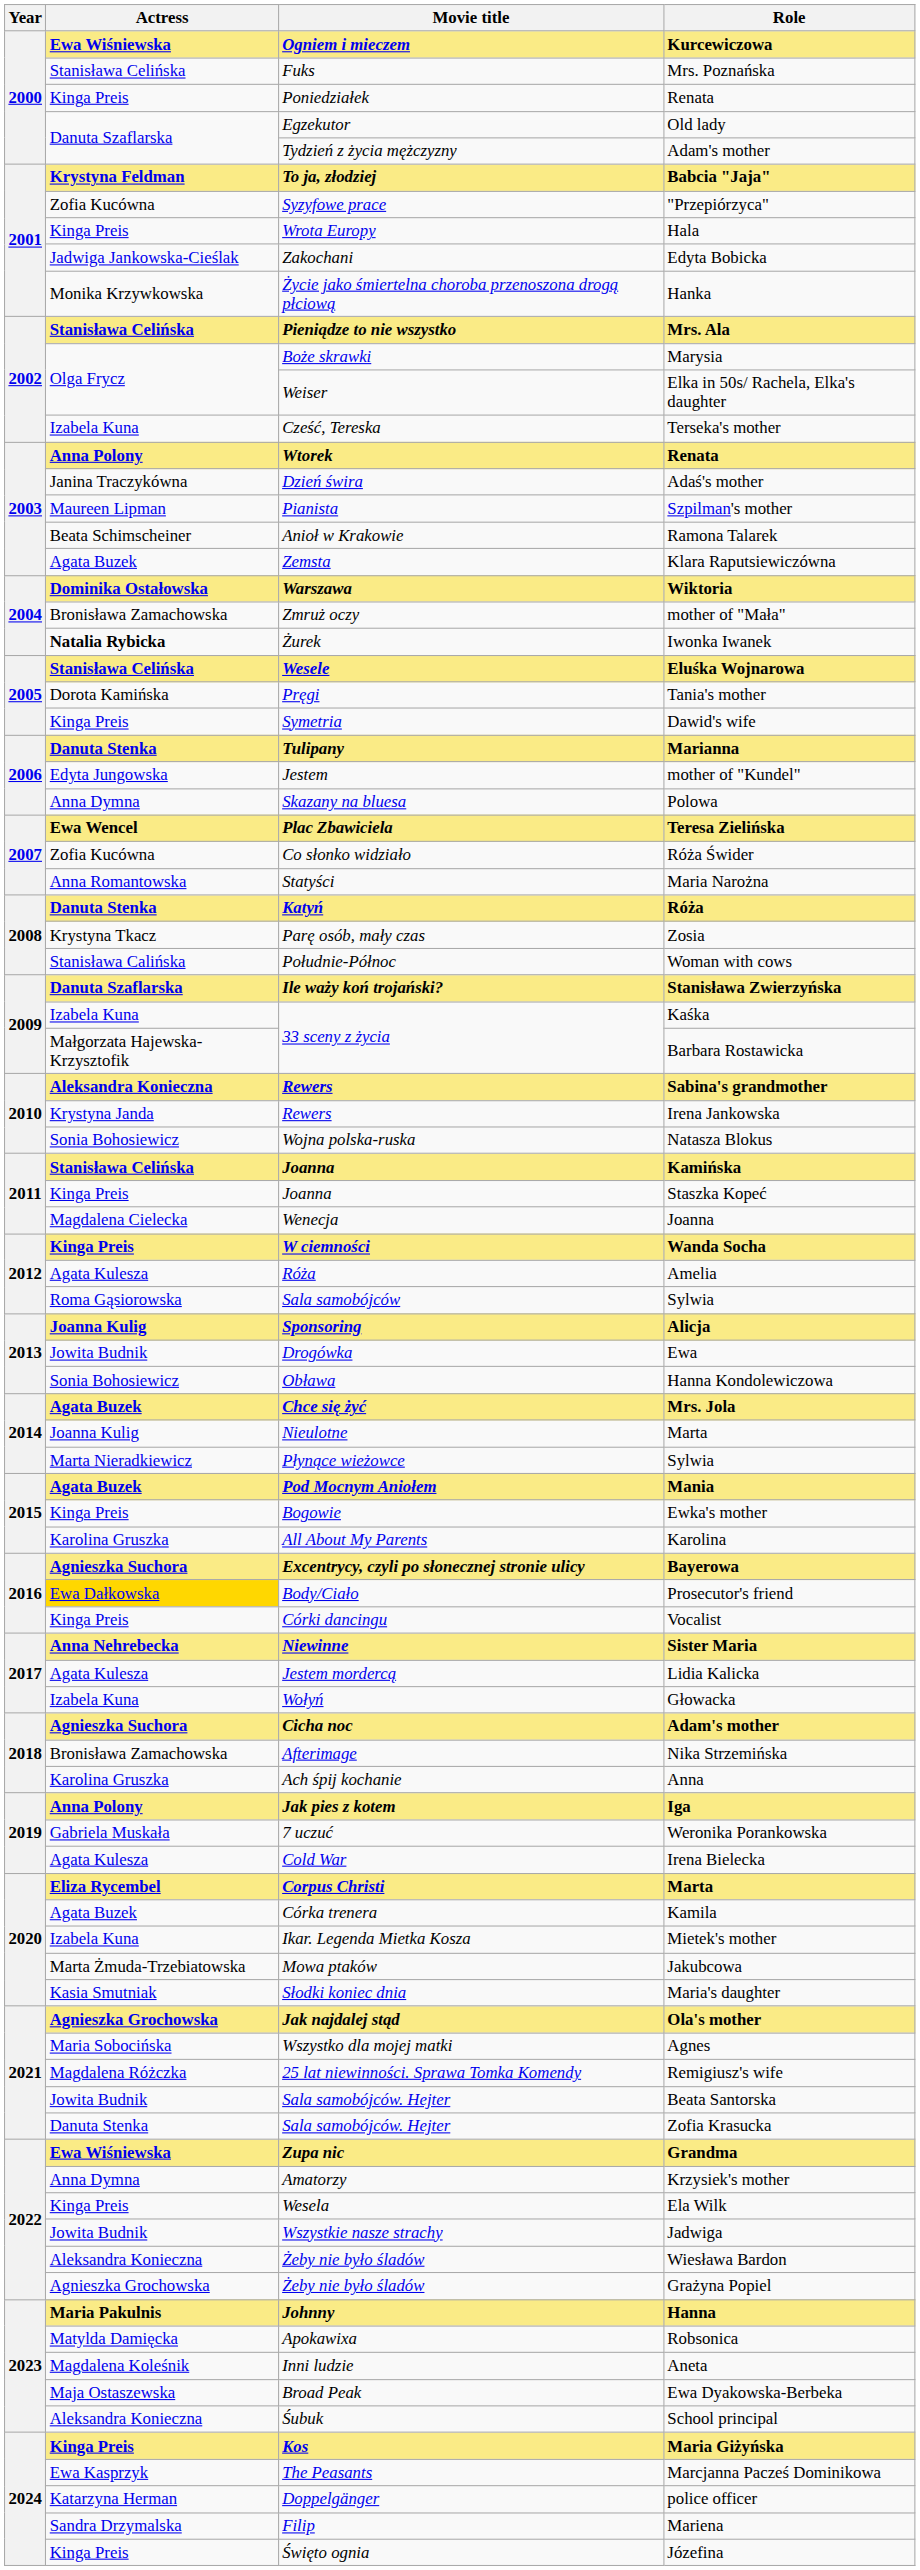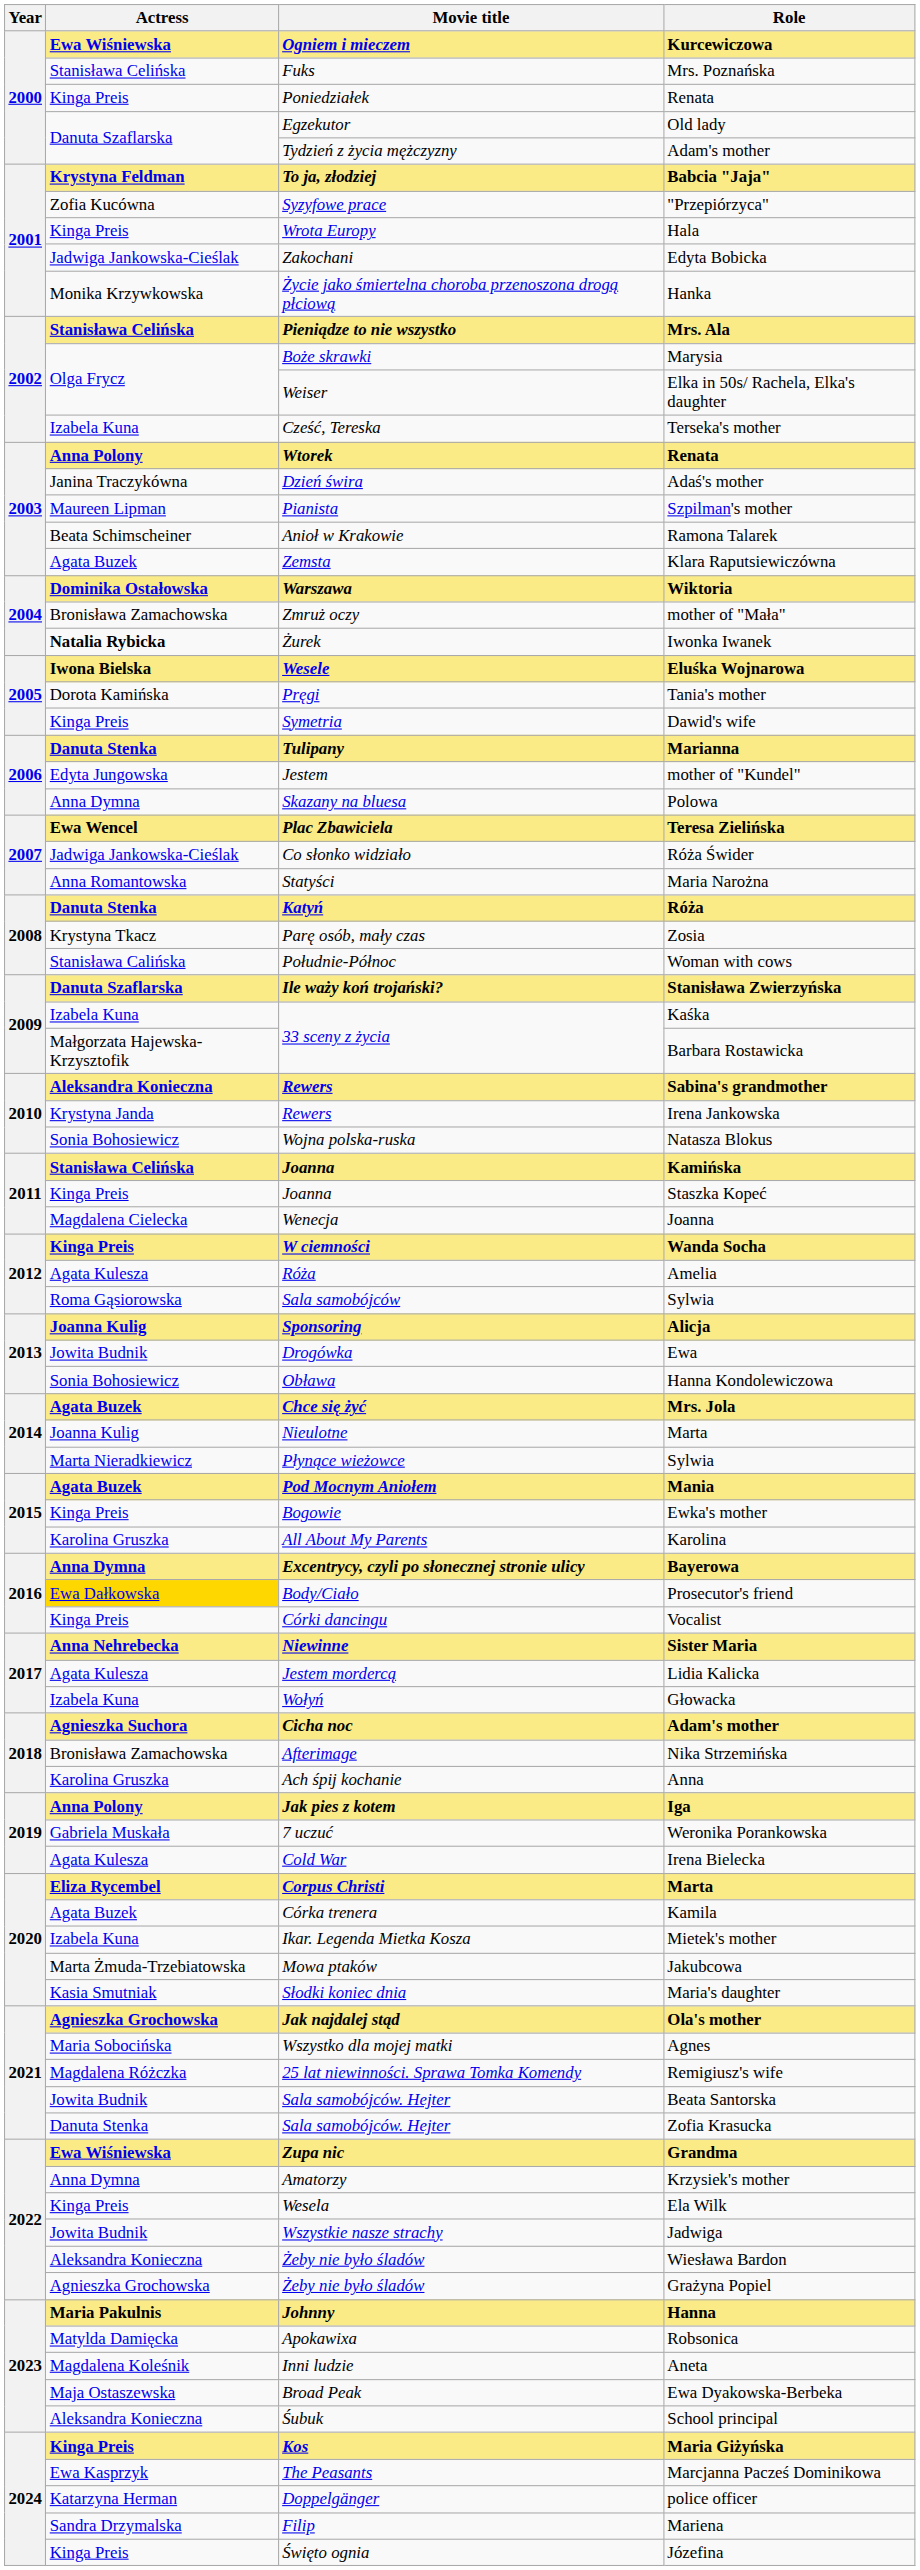(122, 668) Stanisława Celińska -> (100, 668) Iwona Bielska
(102, 854) Zofia Kucówna -> (144, 854) Jadwiga Jankowska-Cieślak
(119, 1566) Agnieszka Suchora -> (98, 1566) Anna Dymna
